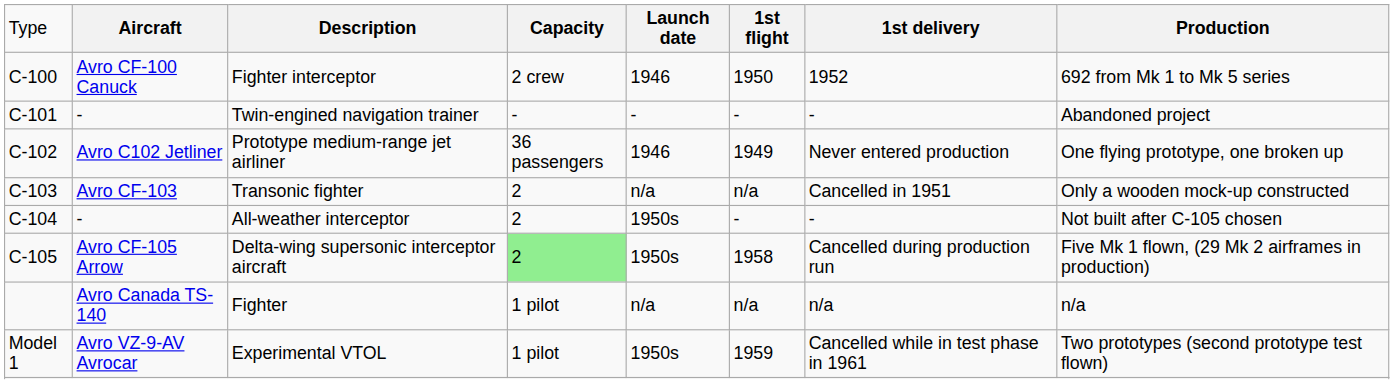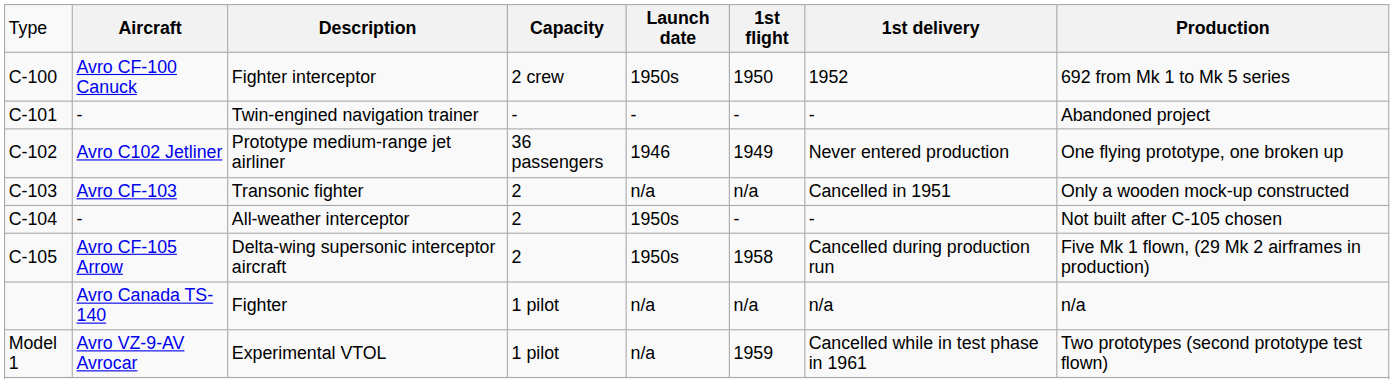(650, 76) 1946 -> (655, 76) 1950s
(517, 257) lightgreen background -> (517, 257) no background
(655, 353) 1950s -> (643, 353) n/a
